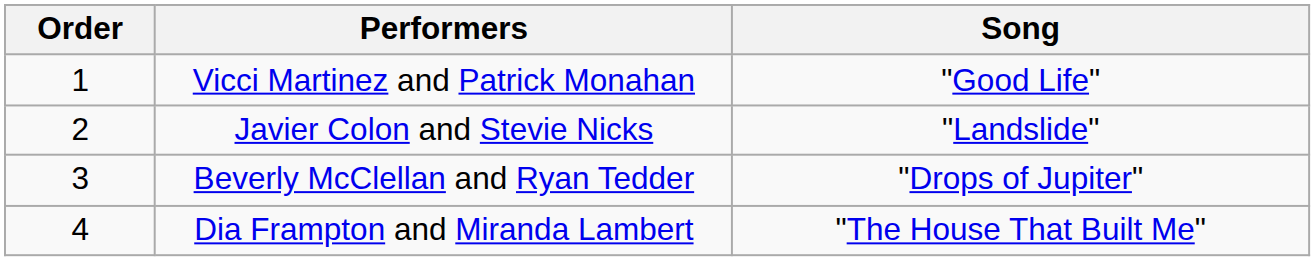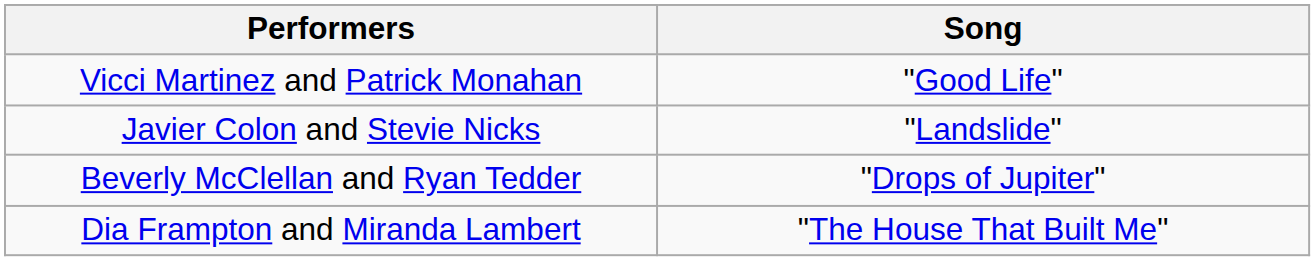- column: (80, 29)
